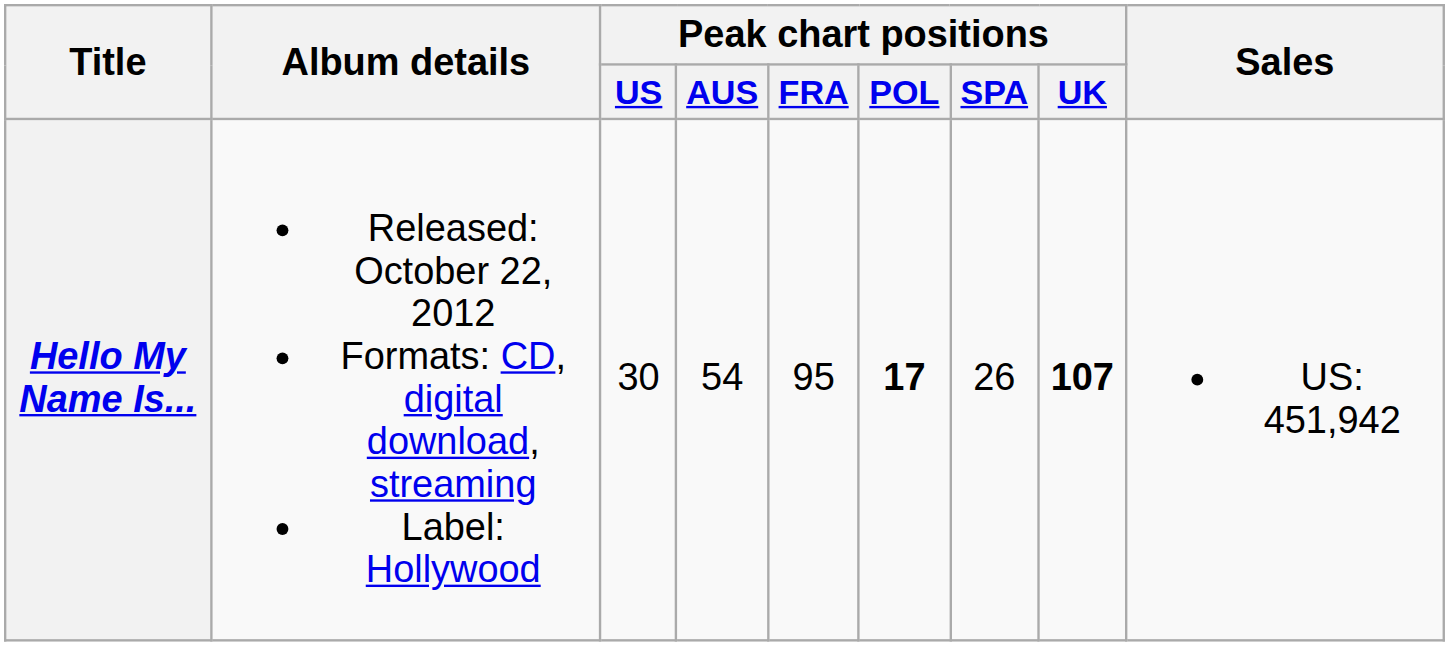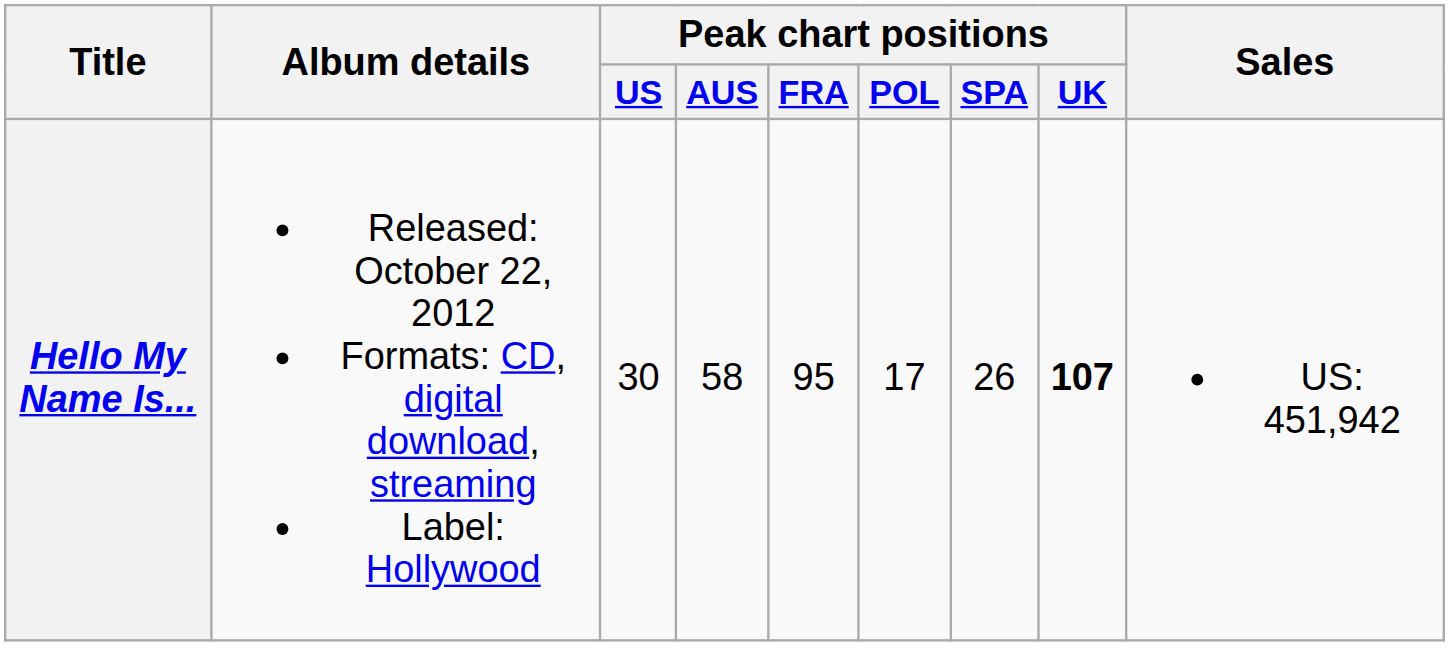(722, 378) 54 -> (722, 378) 58
(904, 378) bold -> (904, 378) normal
